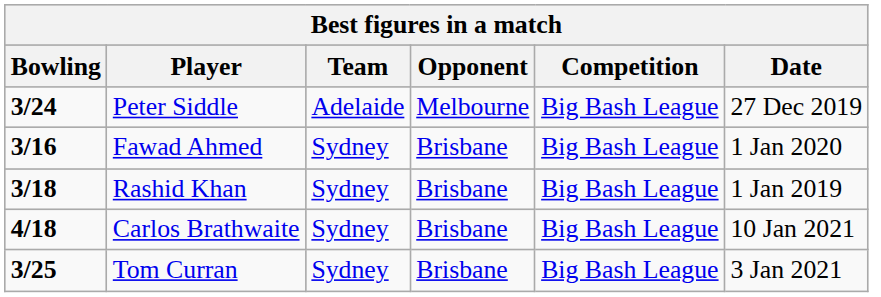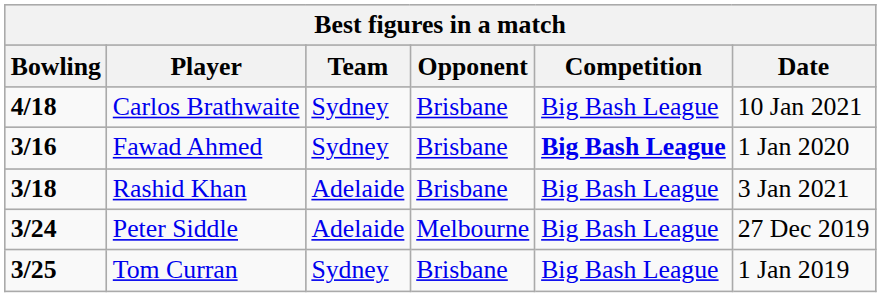rows swapped: (206, 229) <-> (175, 106)
(630, 147) normal -> (633, 147) bold
(350, 188) Sydney -> (358, 188) Adelaide
(786, 188) 1 Jan 2019 -> (793, 188) 3 Jan 2021
(786, 270) 3 Jan 2021 -> (793, 270) 1 Jan 2019
